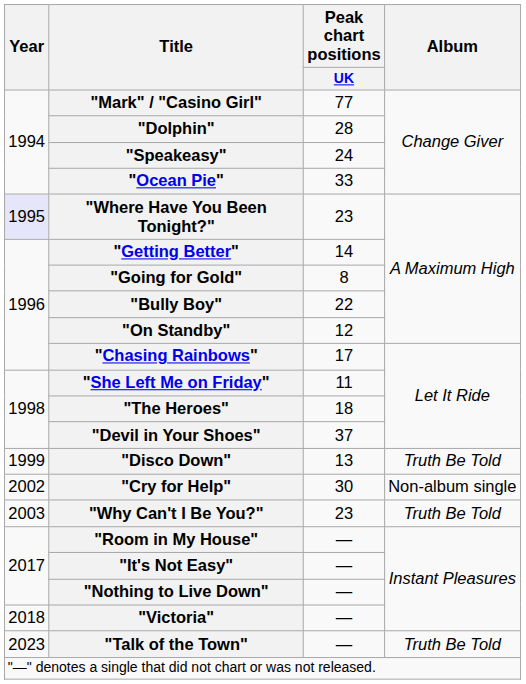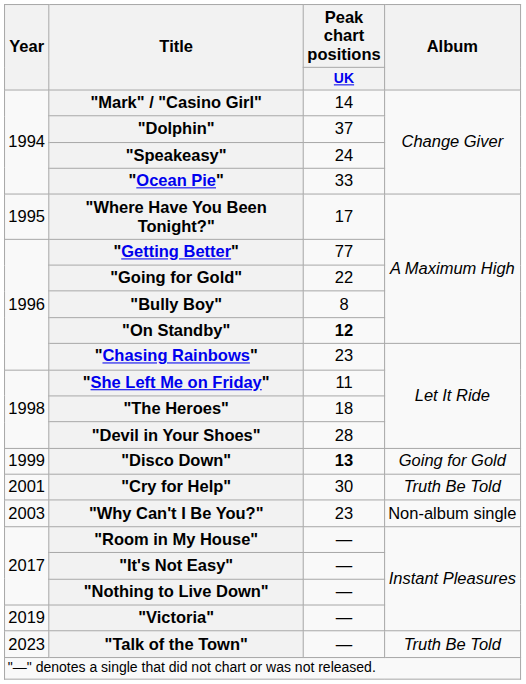(344, 102) 77 -> (344, 102) 14
(344, 129) 28 -> (344, 129) 37
(27, 216) lavender background -> (27, 216) no background
(344, 216) 23 -> (344, 216) 17
(344, 252) 14 -> (344, 252) 77
(344, 278) 8 -> (344, 278) 22
(344, 304) 22 -> (344, 304) 8
(344, 330) normal -> (344, 330) bold
(344, 356) 17 -> (344, 356) 23
(344, 435) 37 -> (344, 435) 28
(344, 461) normal -> (344, 461) bold
(452, 461) Truth Be Told -> (452, 461) Going for Gold
(27, 487) 2002 -> (27, 487) 2001
(452, 487) Non-album single -> (452, 487) Truth Be Told
(452, 513) Truth Be Told -> (452, 513) Non-album single
(27, 617) 2018 -> (27, 617) 2019
